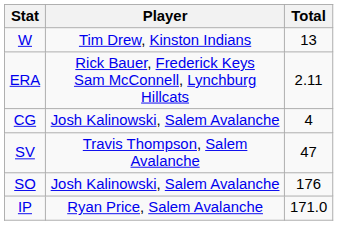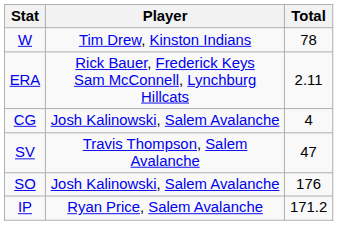(309, 39) 13 -> (309, 39) 78
(309, 208) 171.0 -> (309, 208) 171.2
